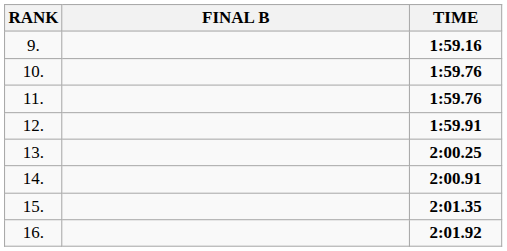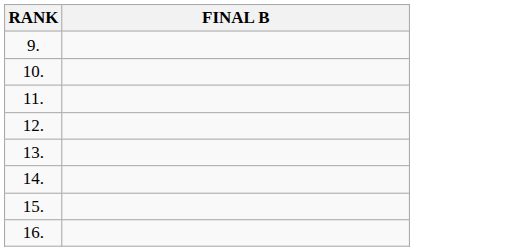- column: (456, 17)
